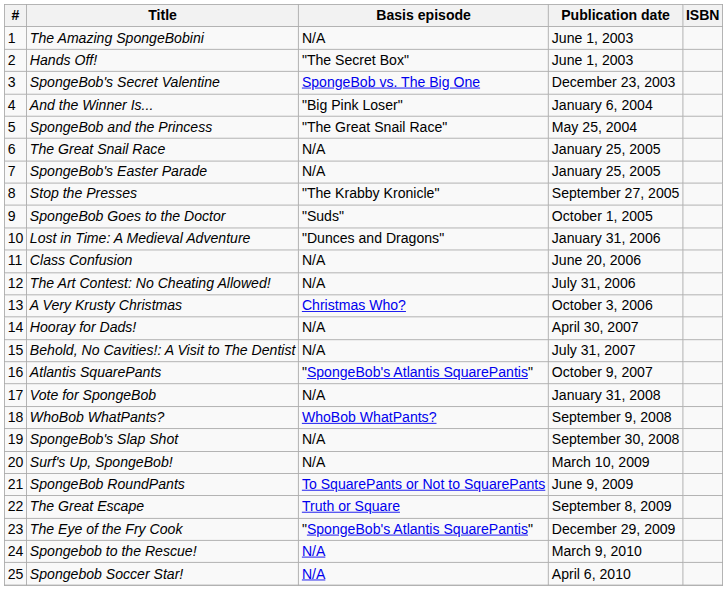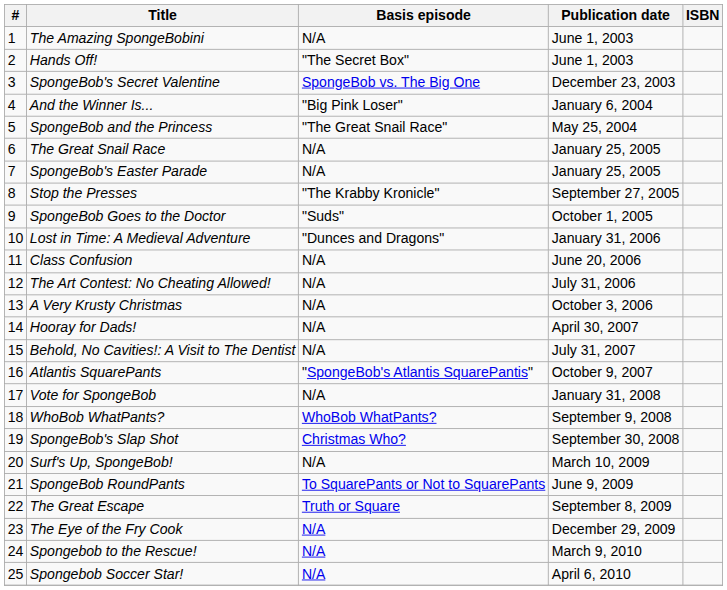(354, 305) Christmas Who? -> (314, 305) N/A
(314, 439) N/A -> (354, 439) Christmas Who?
(417, 529) "SpongeBob's Atlantis SquarePantis" -> (314, 529) N/A
